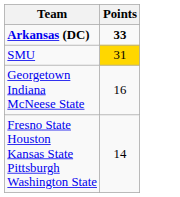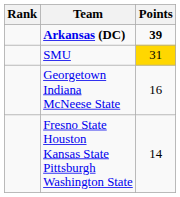+ column: (22, 14)
(120, 34) 33 -> (156, 34) 39
